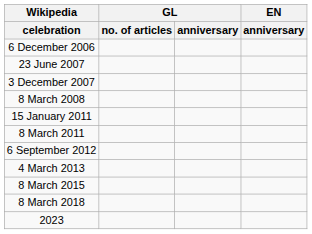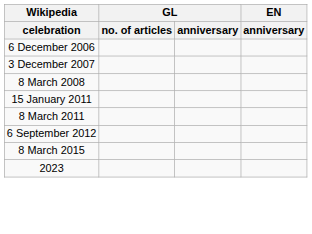- row: (52, 64)
- row: (52, 168)
- row: (52, 202)
